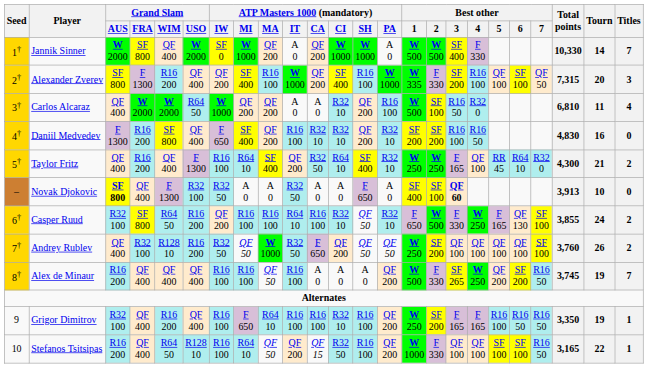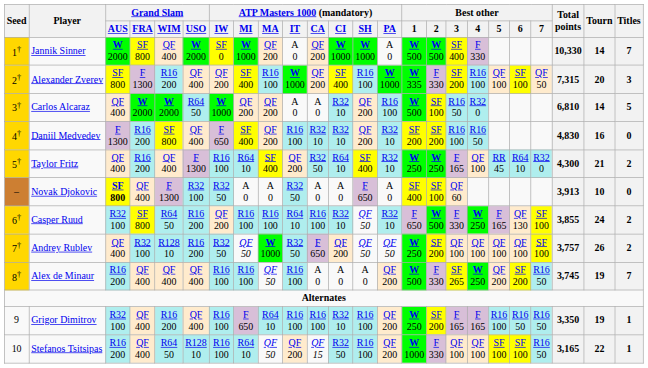(599, 107) 11 -> (599, 107) 14
(629, 107) 4 -> (629, 107) 5
(457, 192) bold -> (457, 192) normal
(568, 248) 3,760 -> (568, 248) 3,757
